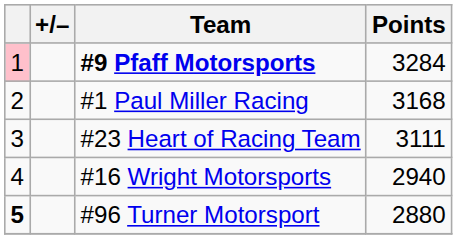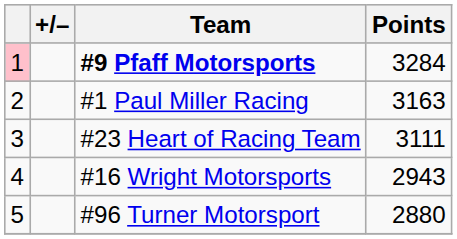(419, 101) 3168 -> (419, 101) 3163
(419, 177) 2940 -> (419, 177) 2943
(17, 215) bold -> (17, 215) normal
